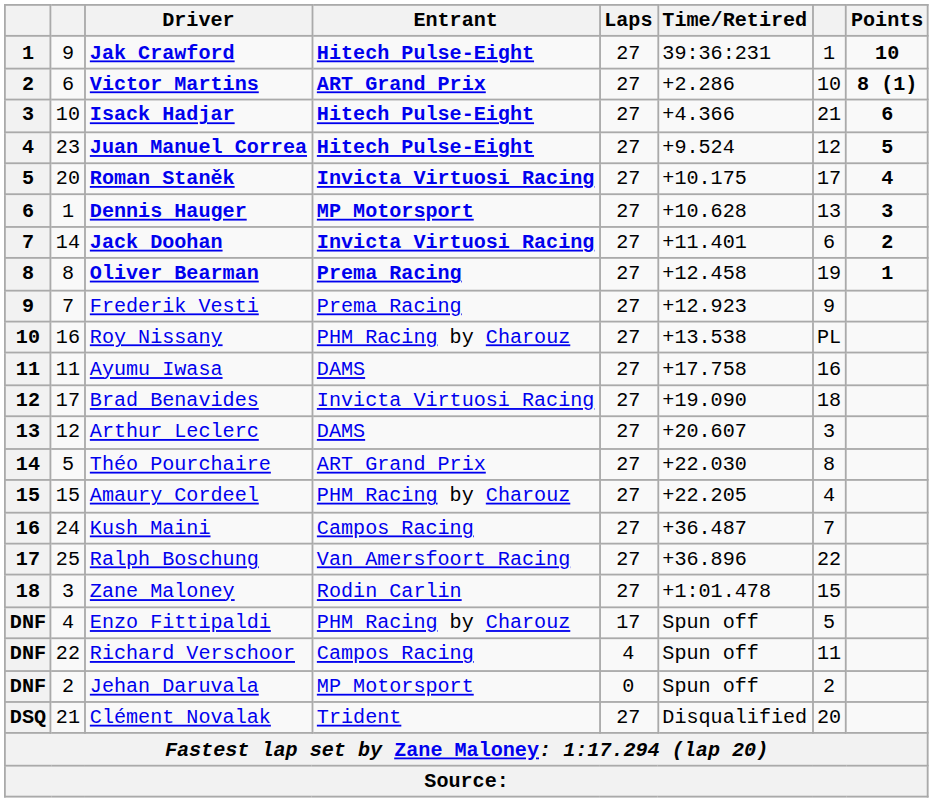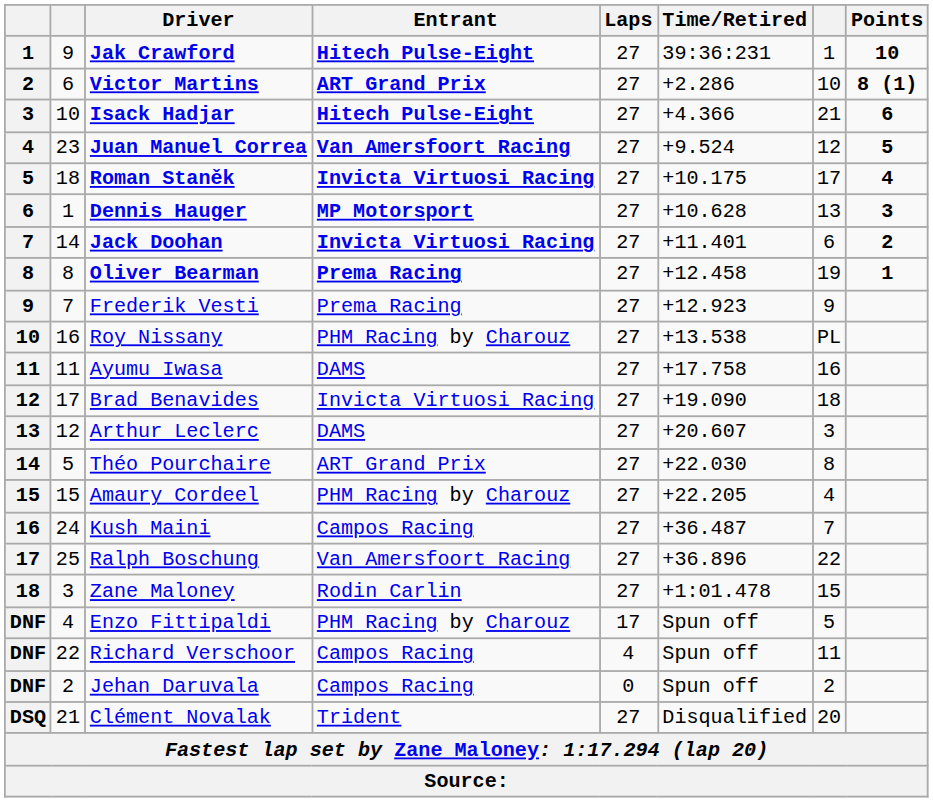(425, 148) Hitech Pulse-Eight -> (444, 148) Van Amersfoort Racing
(68, 179) 20 -> (68, 179) 18
(395, 686) MP Motorsport -> (395, 686) Campos Racing
